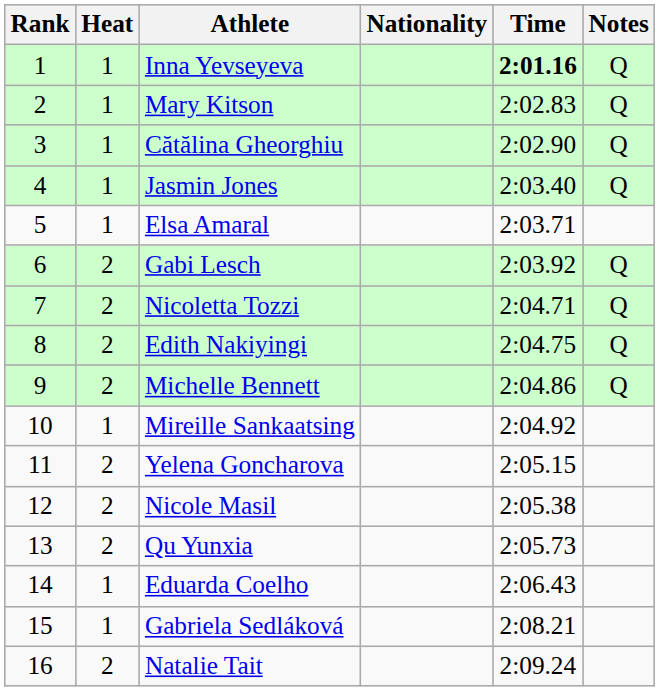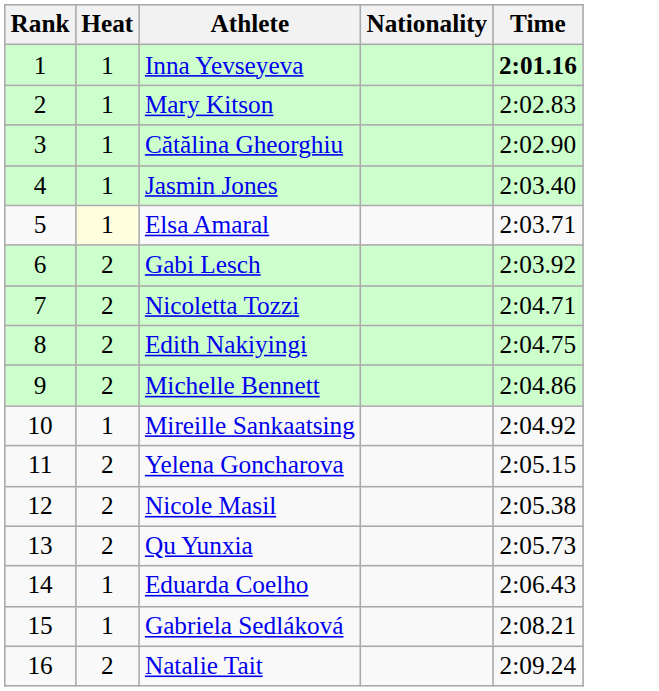- column: (619, 24)
(107, 225) no background -> (107, 225) lightyellow background
